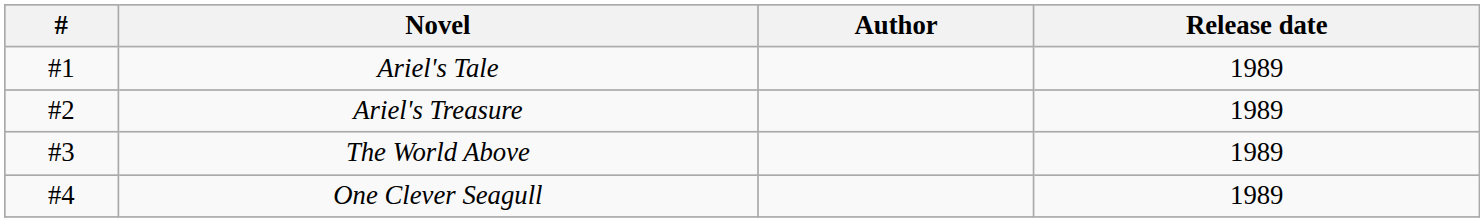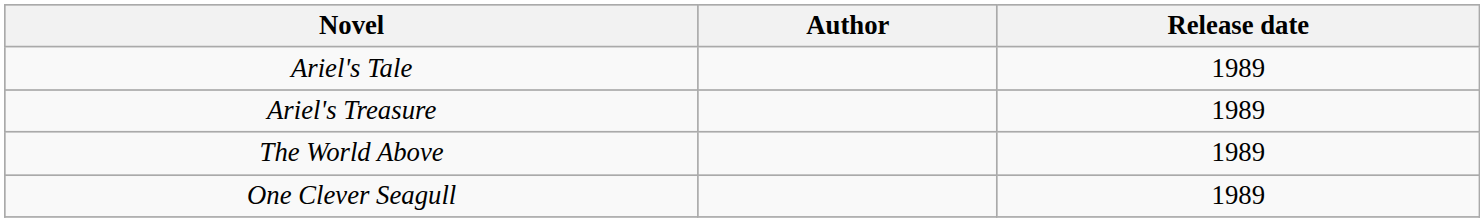- column: (61, 25)
